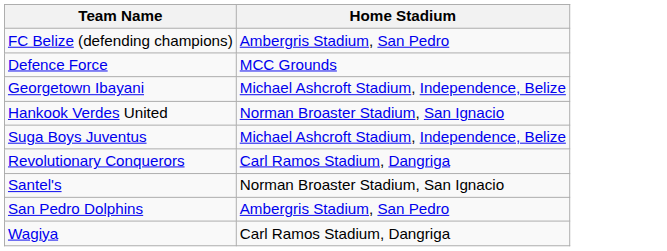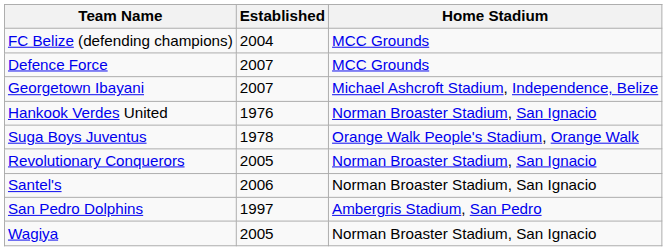+ column: (282, 16)
(344, 40) Ambergris Stadium, San Pedro -> (381, 40) MCC Grounds
(403, 137) Michael Ashcroft Stadium, Independence, Belize -> (485, 137) Orange Walk People's Stadium, Orange Walk
(345, 161) Carl Ramos Stadium, Dangriga -> (464, 161) Norman Broaster Stadium, San Ignacio
(345, 233) Carl Ramos Stadium, Dangriga -> (464, 233) Norman Broaster Stadium, San Ignacio
